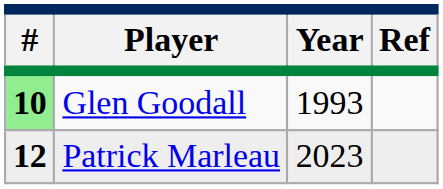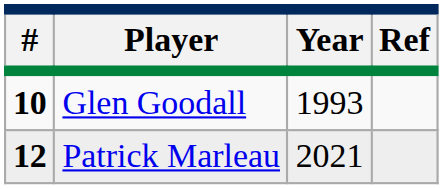(30, 102) lightgreen background -> (30, 102) no background
(330, 155) 2023 -> (330, 155) 2021
